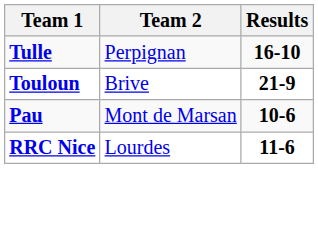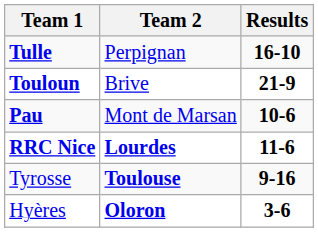(137, 147) normal -> (140, 147) bold
+ row: (40, 178)
+ row: (38, 210)
